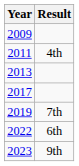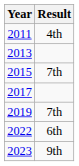- row: (20, 33)
+ row: (20, 72)
